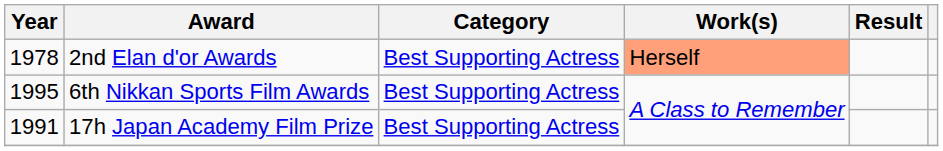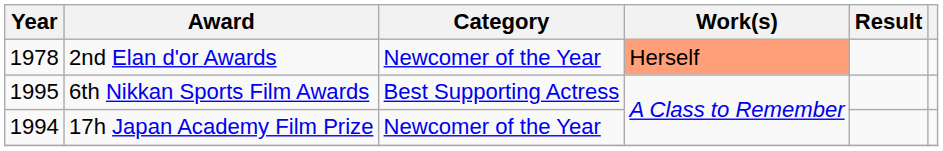(501, 57) Best Supporting Actress -> (492, 57) Newcomer of the Year
(34, 127) 1991 -> (34, 127) 1994
(501, 127) Best Supporting Actress -> (492, 127) Newcomer of the Year
